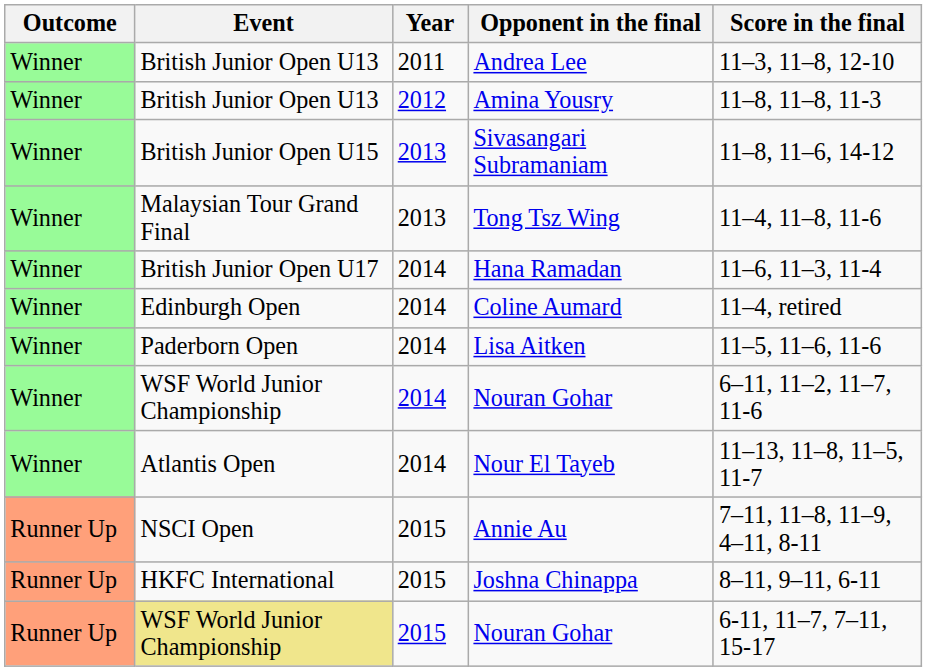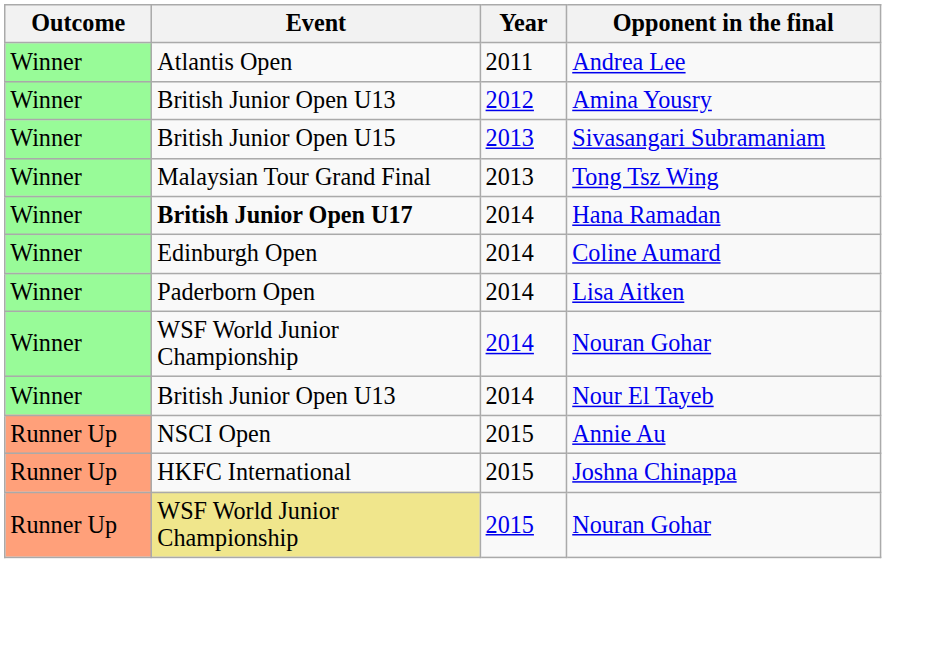- column: (817, 23)
(260, 61) British Junior Open U13 -> (225, 61) Atlantis Open
(260, 269) normal -> (285, 215) bold
(208, 463) Atlantis Open -> (276, 395) British Junior Open U13
